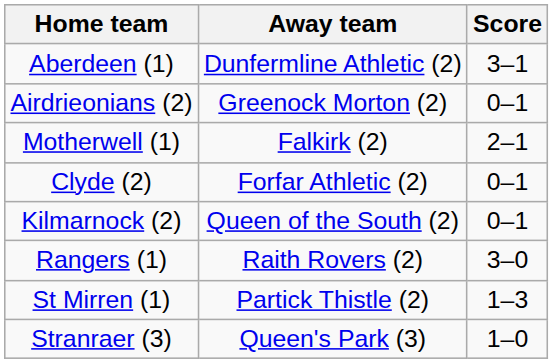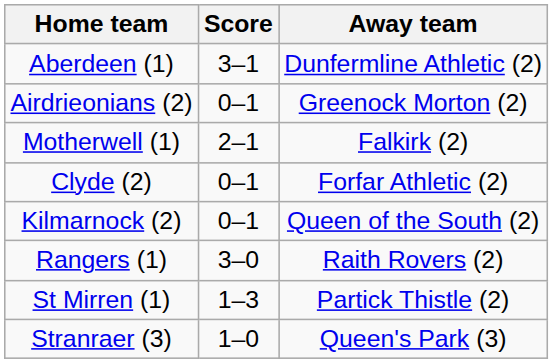columns swapped: (508, 24) <-> (333, 24)
